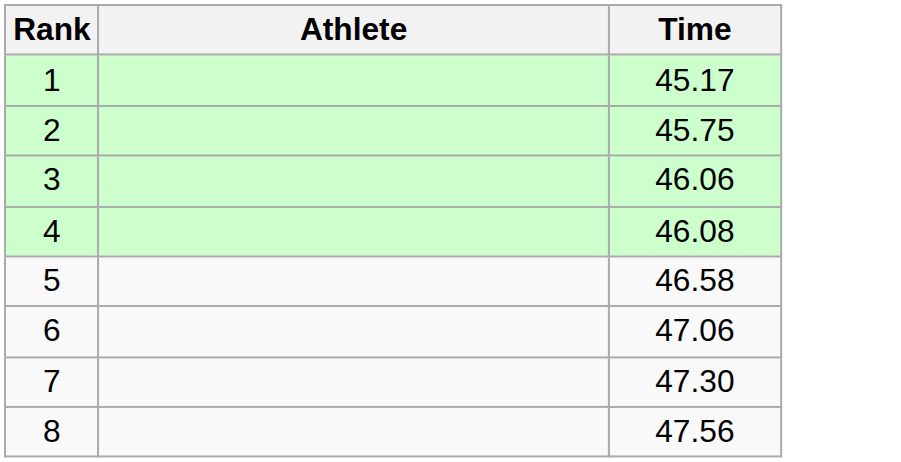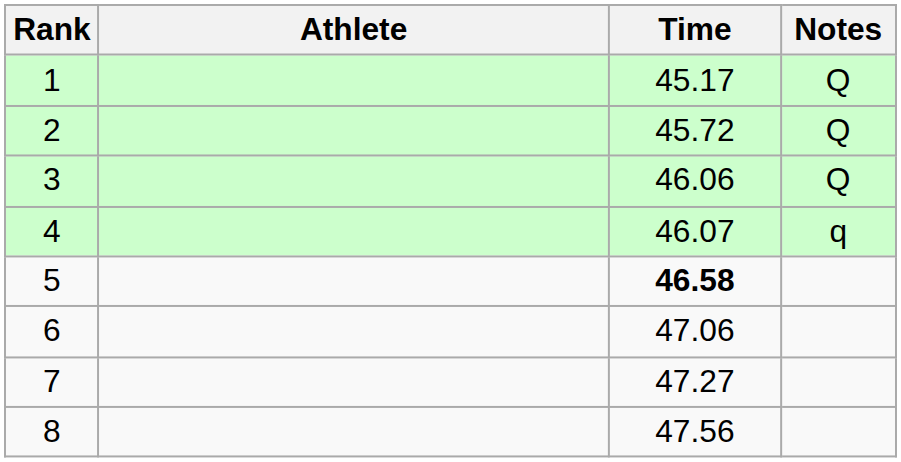+ column: (838, 29)
(695, 130) 45.75 -> (695, 130) 45.72
(695, 230) 46.08 -> (695, 230) 46.07
(695, 280) normal -> (695, 280) bold
(695, 381) 47.30 -> (695, 381) 47.27
